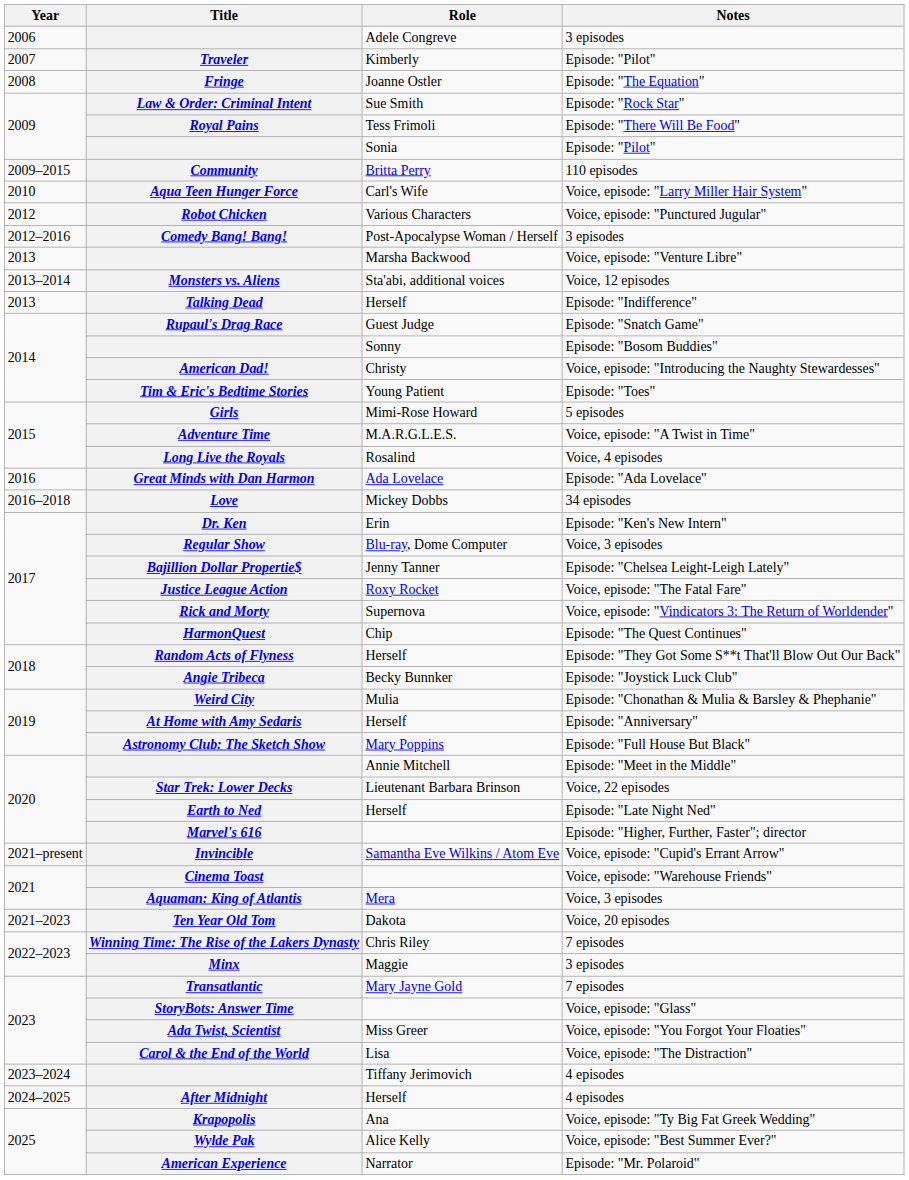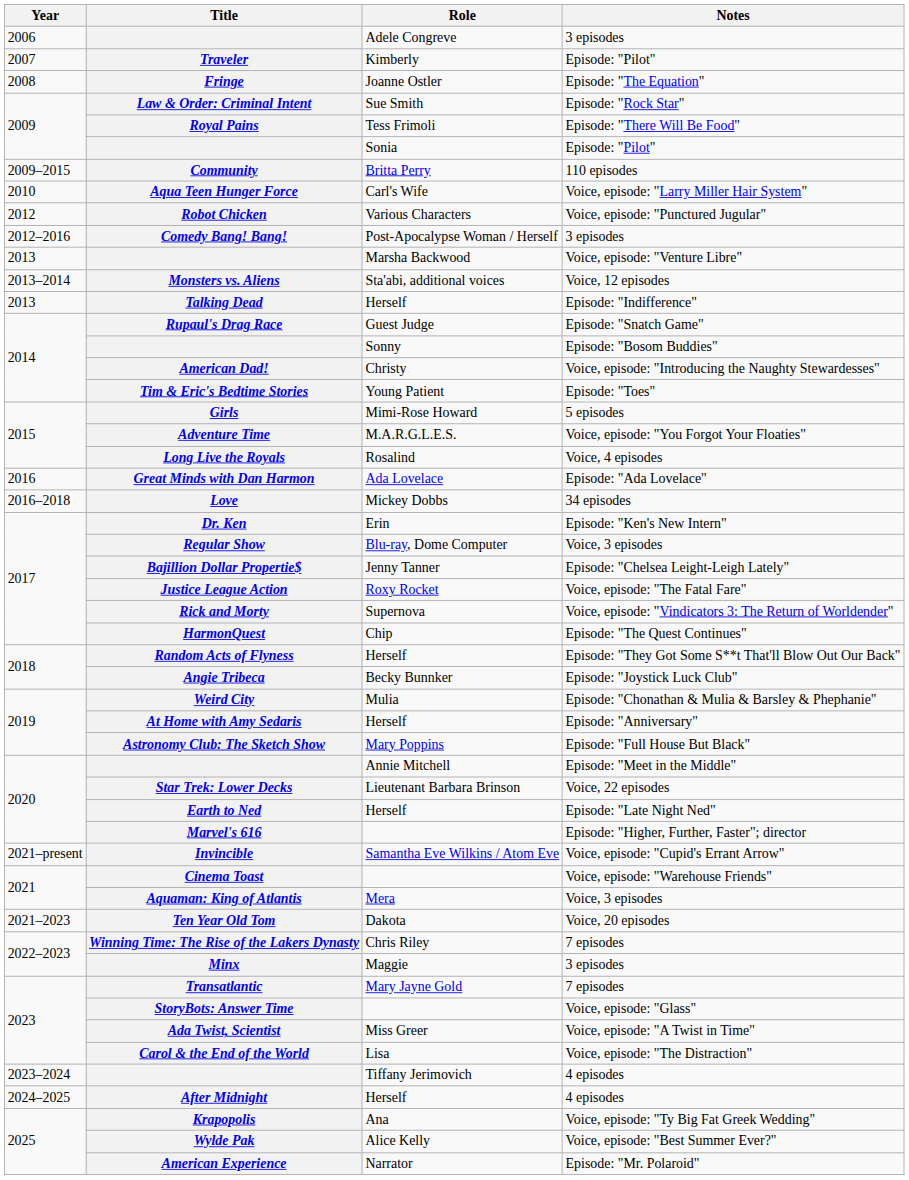(660, 434) Voice, episode: "A Twist in Time" -> (686, 434) Voice, episode: "You Forgot Your Floaties"
(686, 1031) Voice, episode: "You Forgot Your Floaties" -> (660, 1031) Voice, episode: "A Twist in Time"
